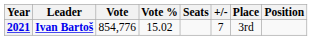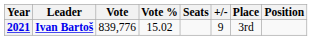(117, 27) 854,776 -> (117, 27) 839,776
(221, 27) 7 -> (221, 27) 9
